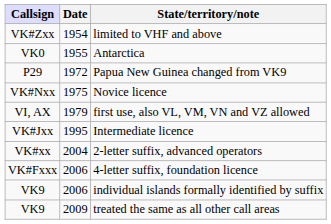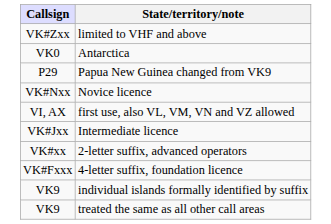- column: (75, 14)
